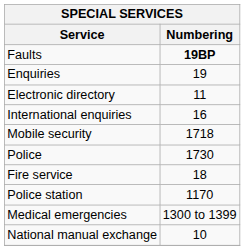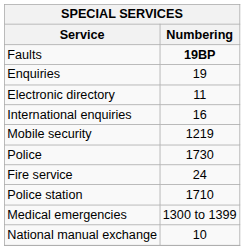(200, 134) 1718 -> (200, 134) 1219
(200, 174) 18 -> (200, 174) 24
(200, 194) 1170 -> (200, 194) 1710
